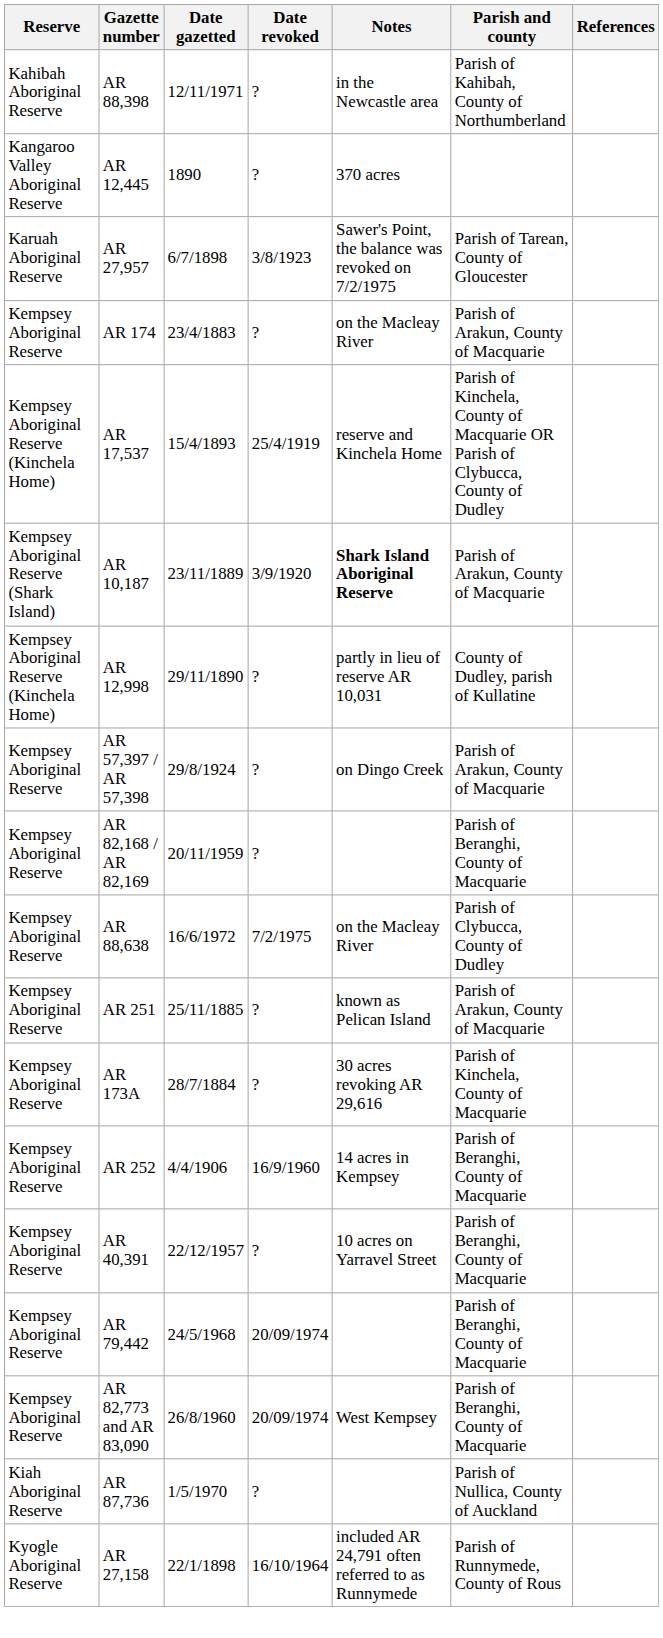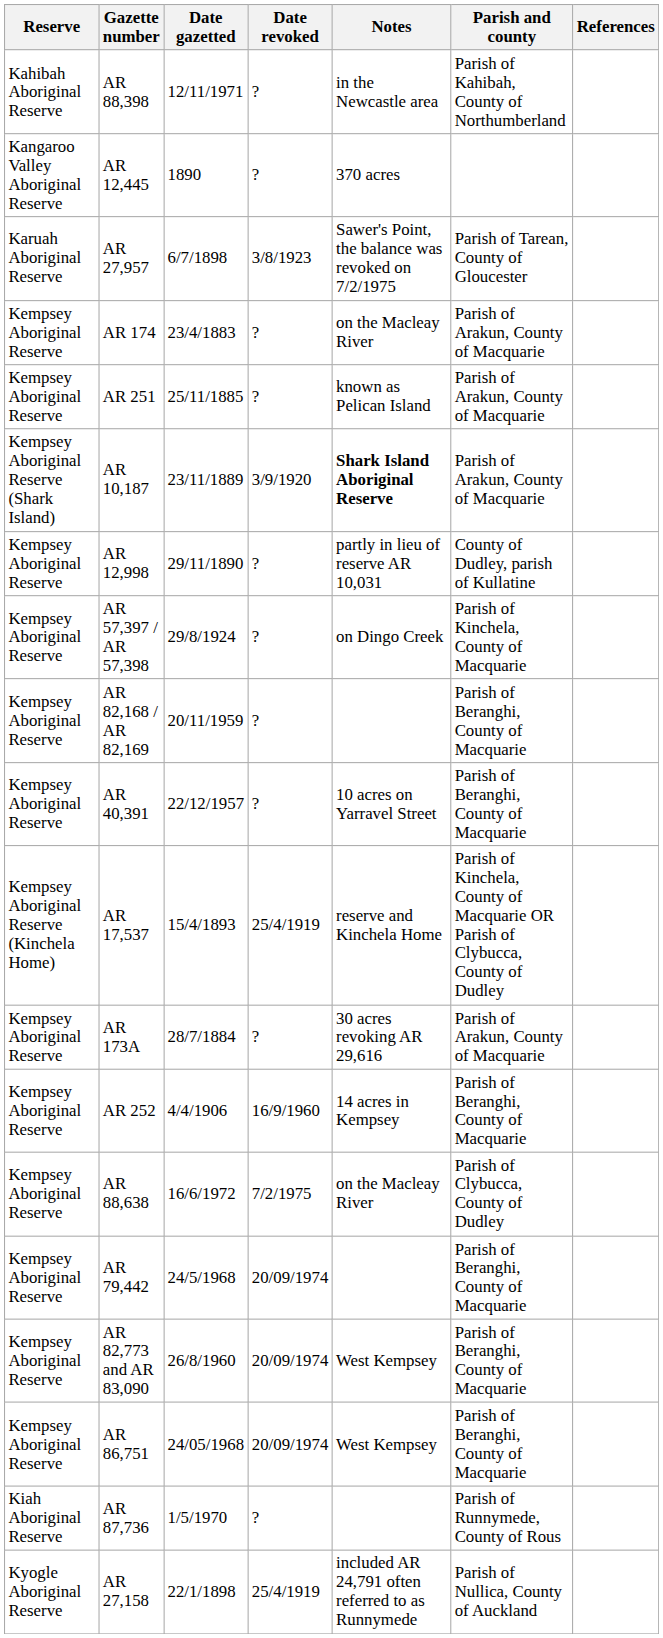rows swapped: (129, 1010) <-> (126, 443)
(45, 676) Kempsey Aboriginal Reserve (Kinchela Home) -> (45, 563) Kempsey Aboriginal Reserve
(509, 769) Parish of Arakun, County of Macquarie -> (491, 637) Parish of Kinchela, County of Macquarie
rows swapped: (126, 936) <-> (126, 1250)
(491, 1084) Parish of Kinchela, County of Macquarie -> (509, 1036) Parish of Arakun, County of Macquarie
+ row: (126, 1444)
(508, 1491) Parish of Nullica, County of Auckland -> (508, 1518) Parish of Runnymede, County of Rous
(290, 1565) 16/10/1964 -> (286, 1591) 25/4/1919
(508, 1565) Parish of Runnymede, County of Rous -> (508, 1591) Parish of Nullica, County of Auckland
